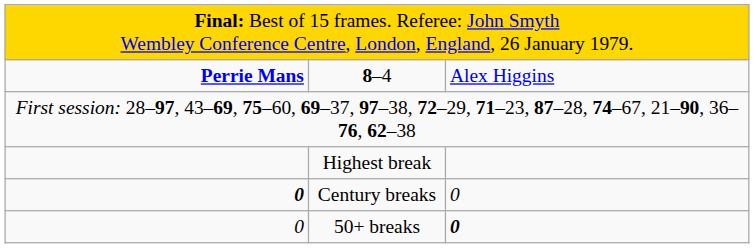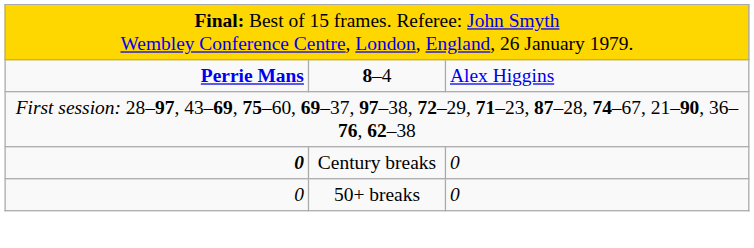- row: (377, 163)
(455, 227) bold -> (455, 195) normal
